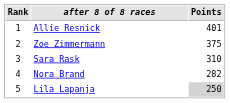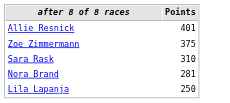- column: (18, 13)
(214, 74) 282 -> (188, 74) 281
(214, 90) lightgrey background -> (188, 90) no background
